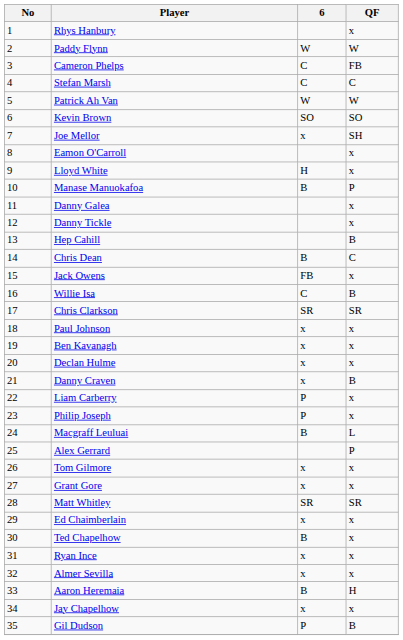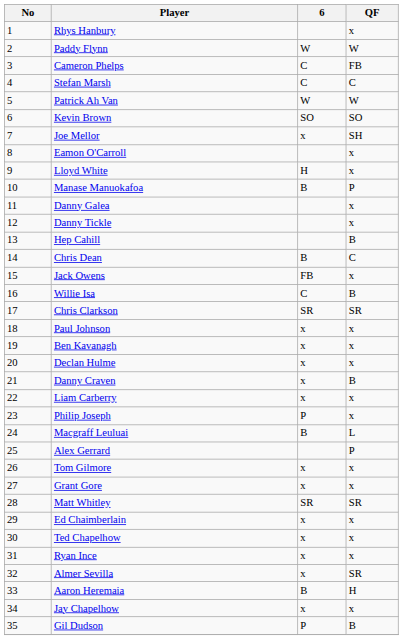(303, 397) P -> (303, 397) x
(304, 537) B -> (303, 537) x
(351, 572) x -> (355, 572) SR
